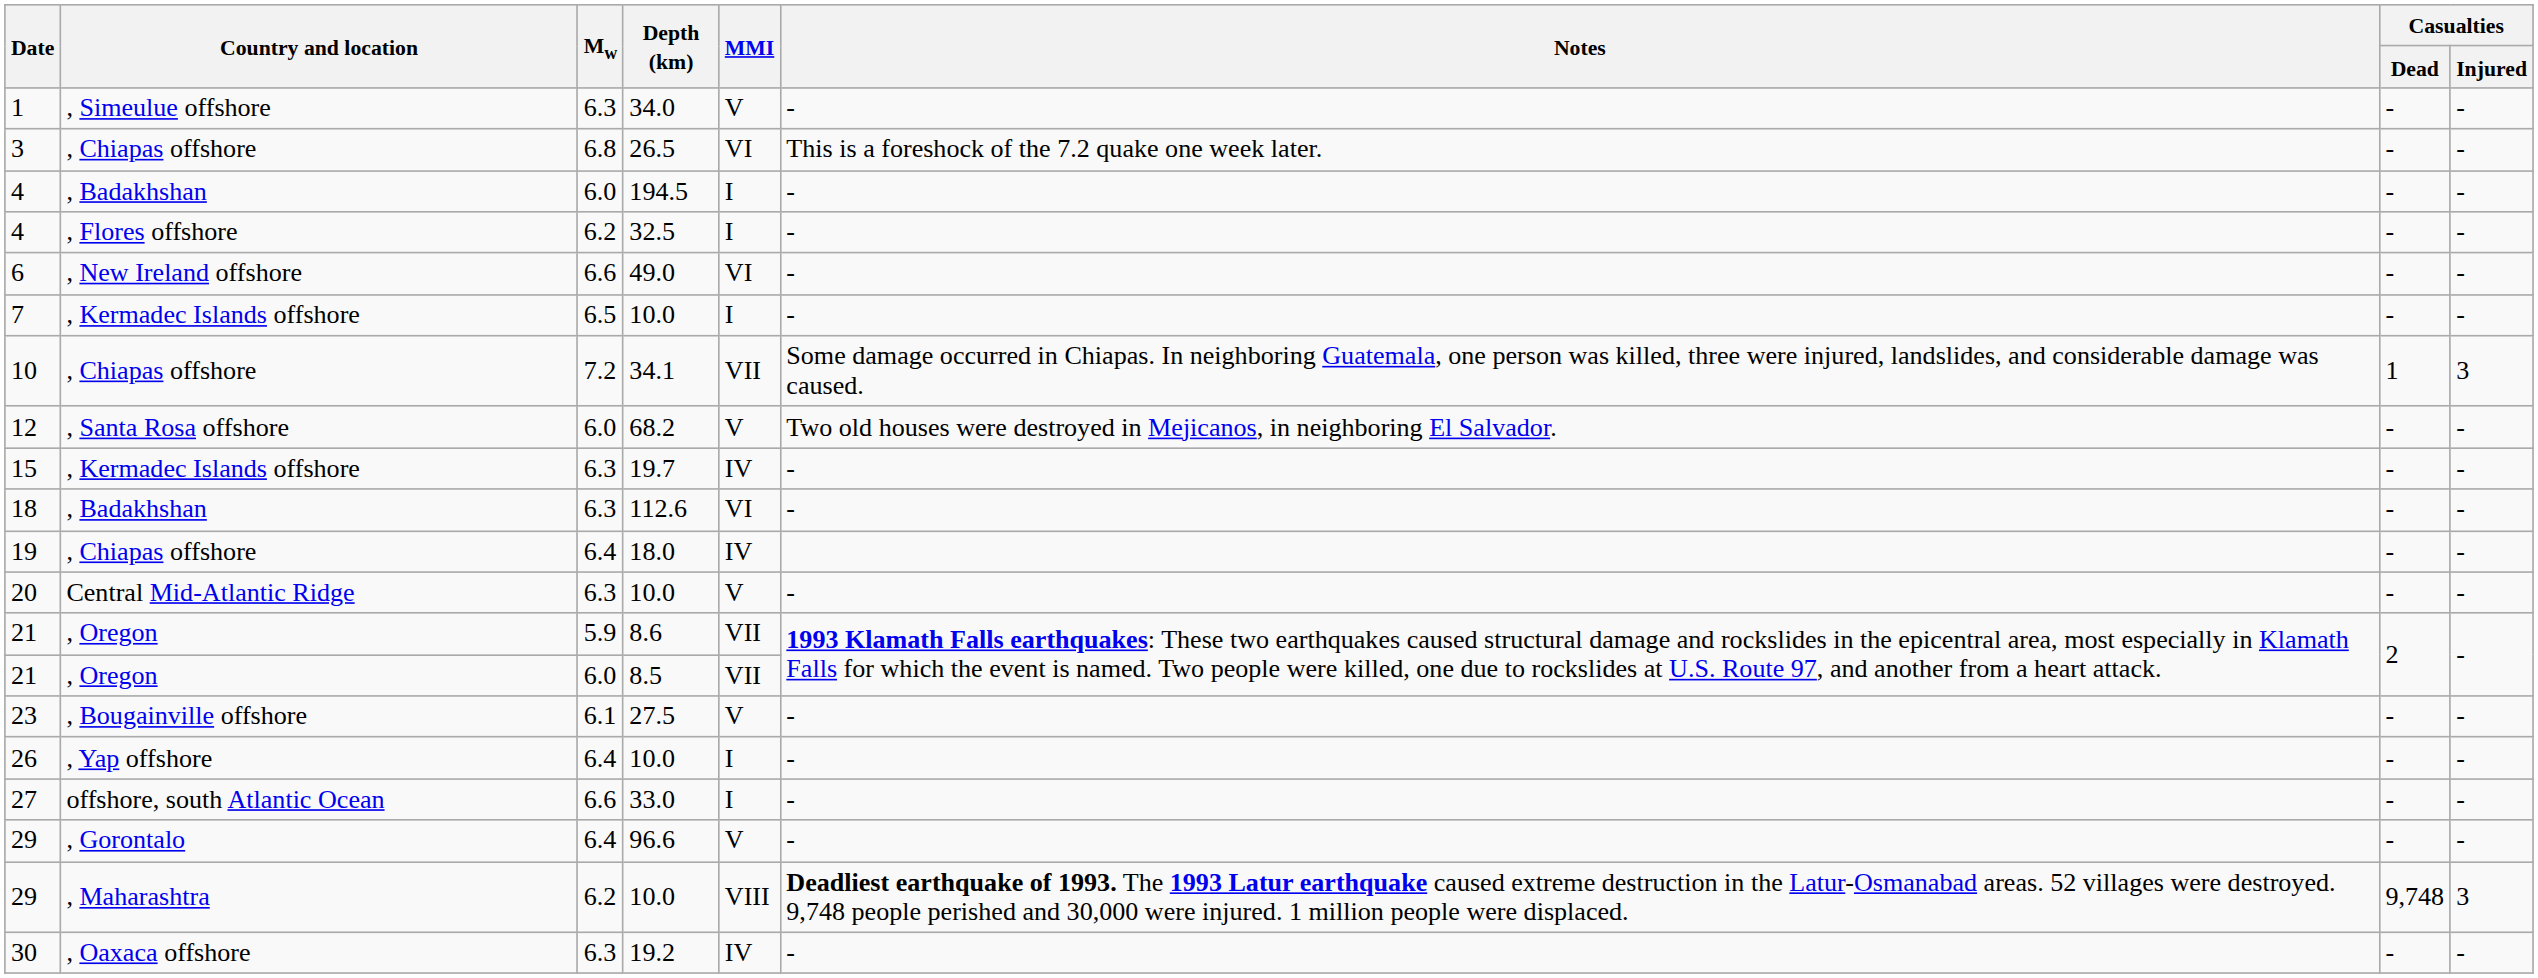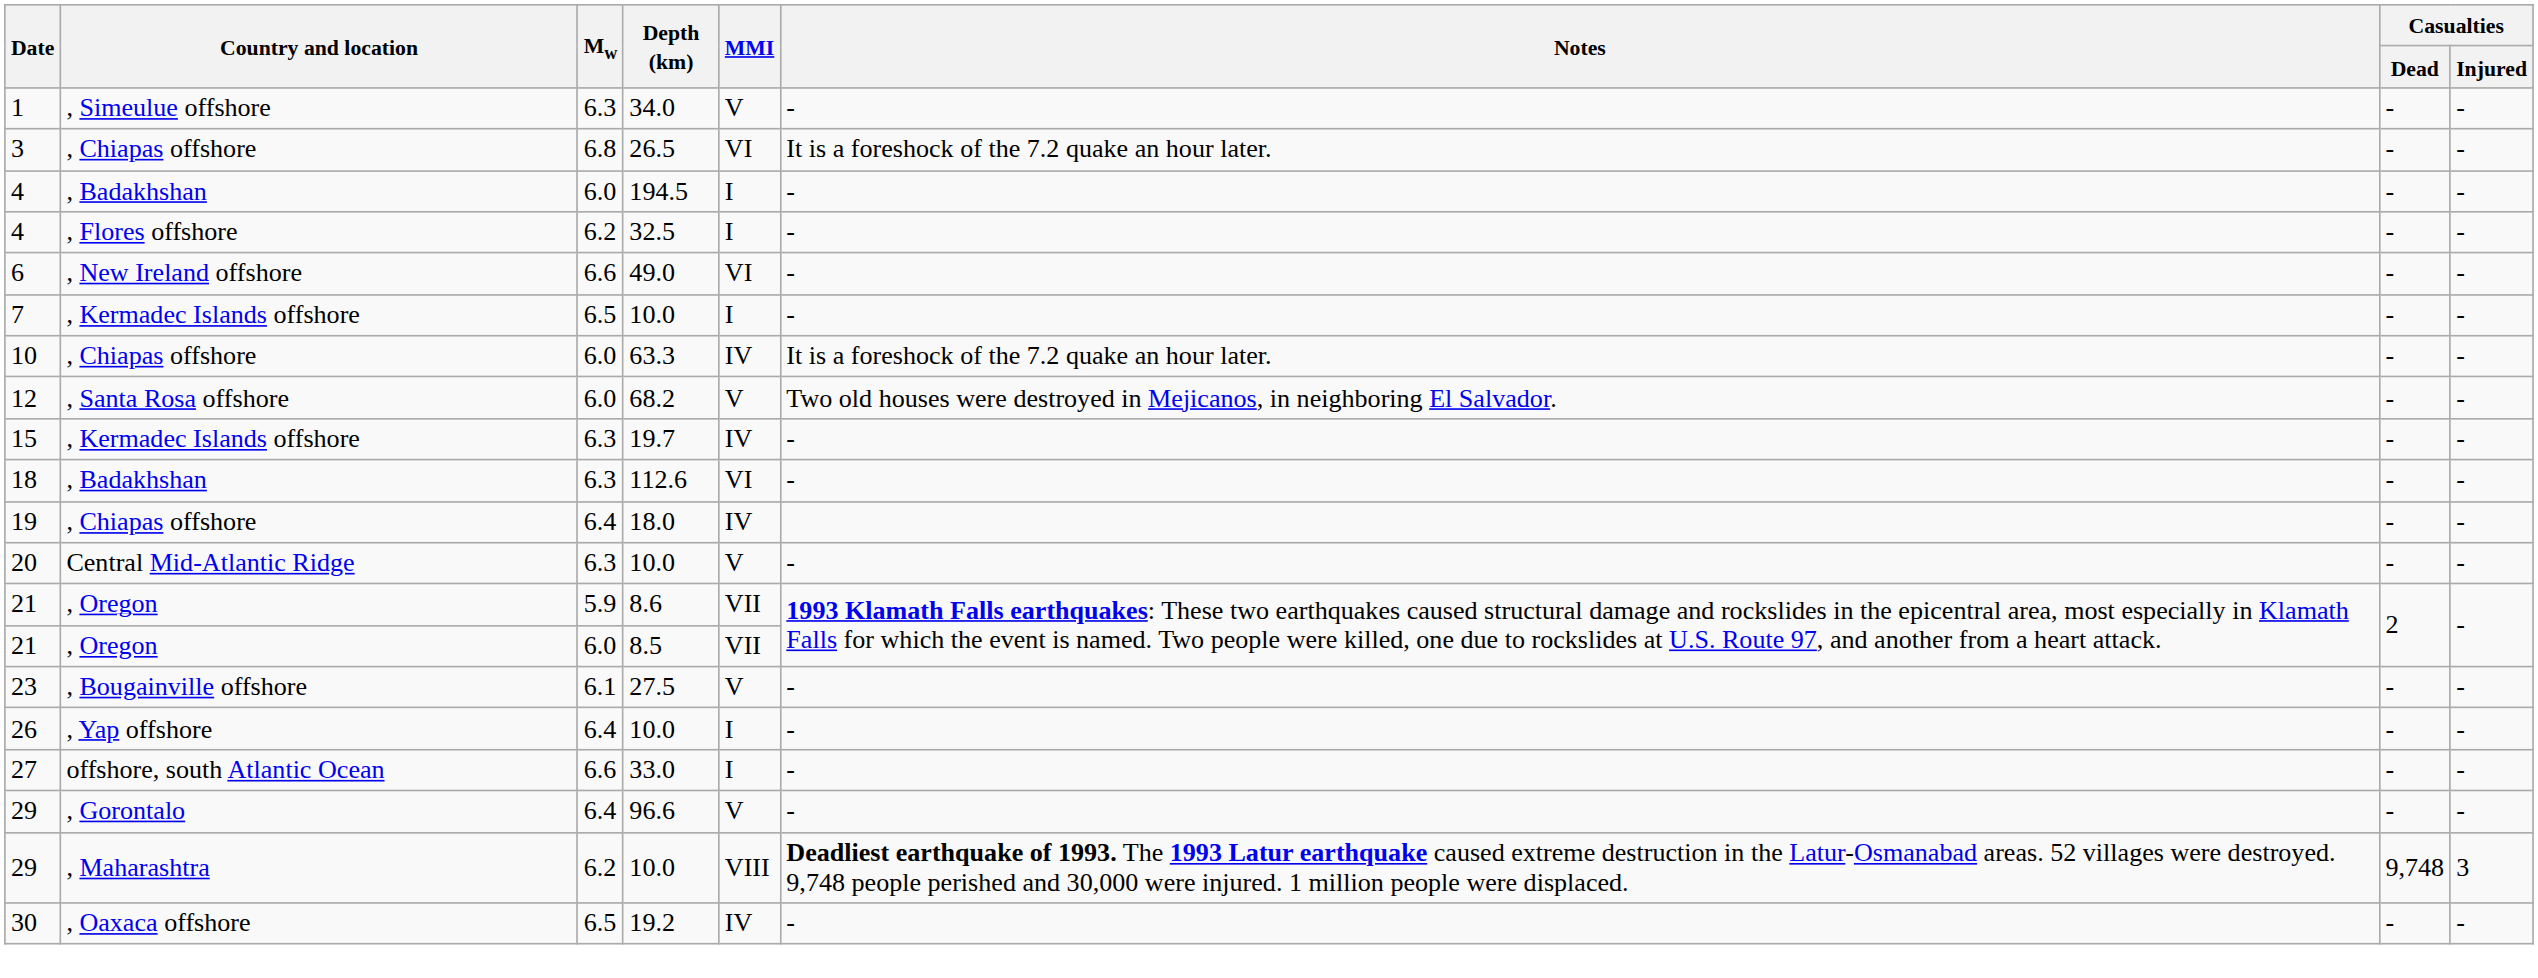(1054, 149) This is a foreshock of the 7.2 quake one week later. -> (1029, 149) It is a foreshock of the 7.2 quake an hour later.
+ row: (24, 356)
- row: (24, 370)
(600, 952) 6.3 -> (600, 923) 6.5
